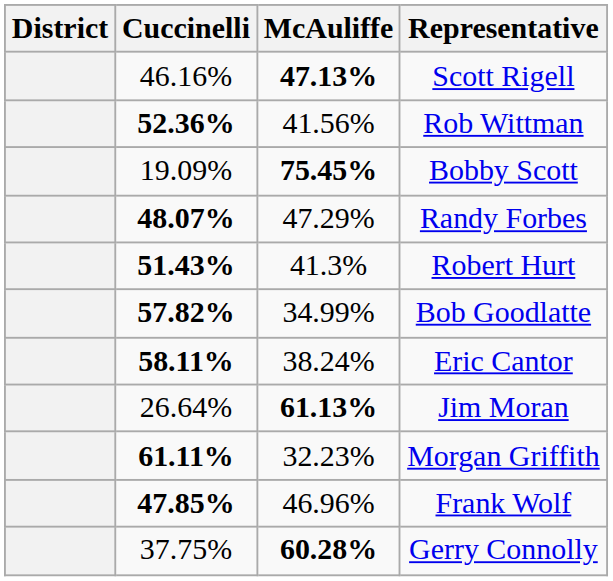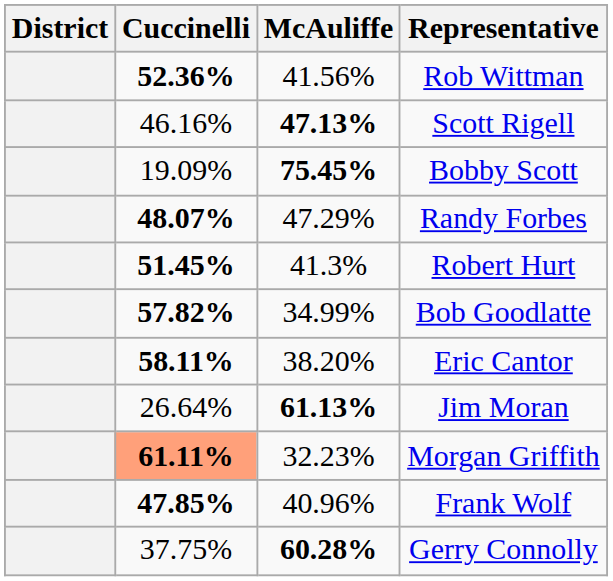rows swapped: (503, 123) <-> (503, 75)
(186, 265) 51.43% -> (186, 265) 51.45%
(329, 360) 38.24% -> (329, 360) 38.20%
(186, 455) no background -> (186, 455) lightsalmon background
(329, 502) 46.96% -> (329, 502) 40.96%
